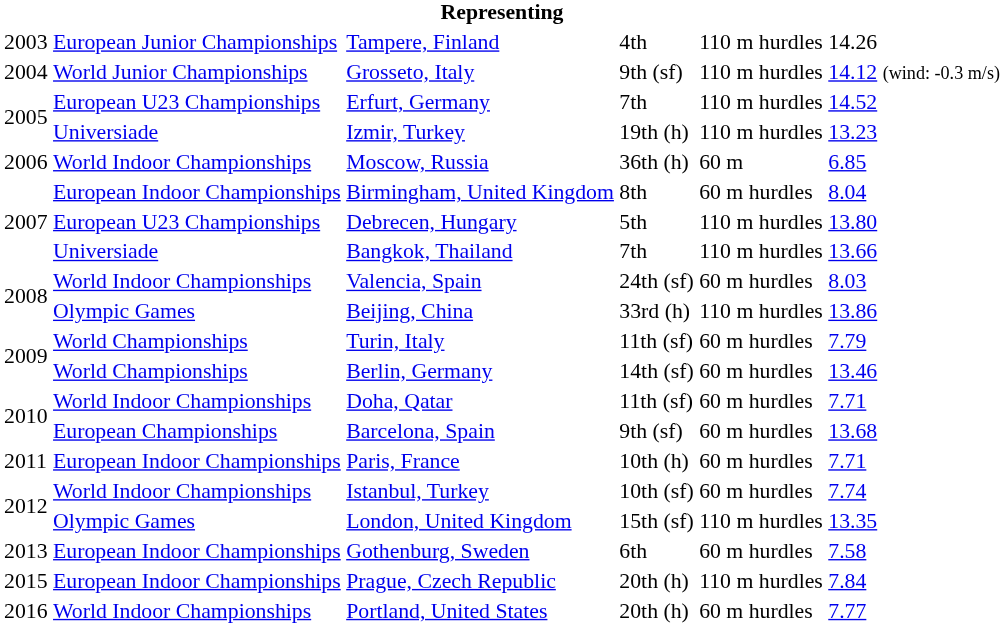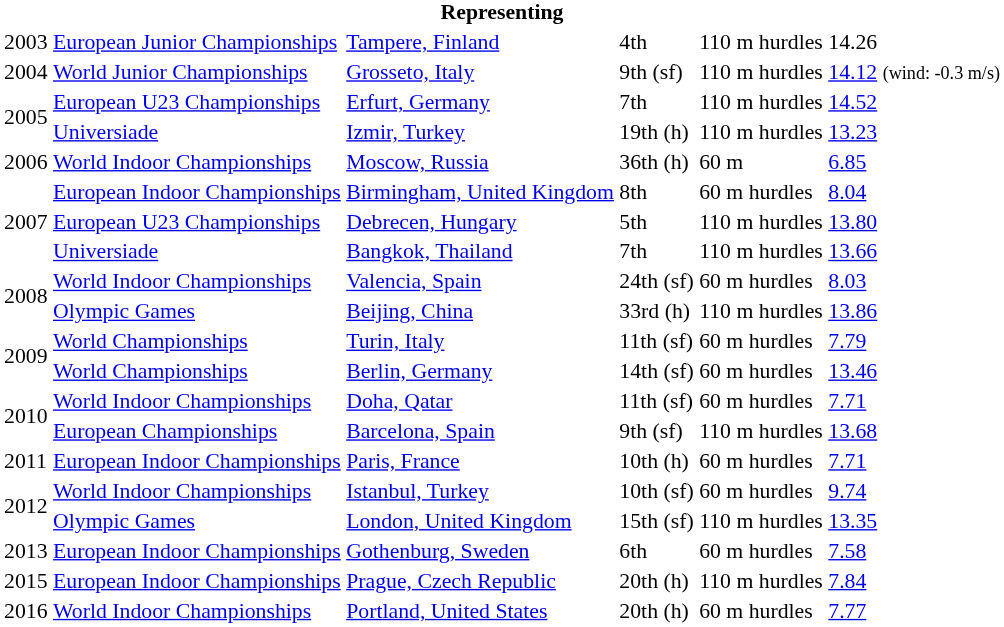(756, 431) 60 m hurdles -> (761, 431) 110 m hurdles
(847, 490) 7.74 -> (847, 490) 9.74
